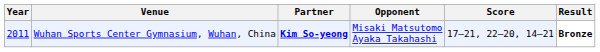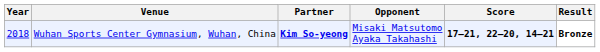(18, 33) 2011 -> (18, 33) 2018
(500, 33) normal -> (500, 33) bold
